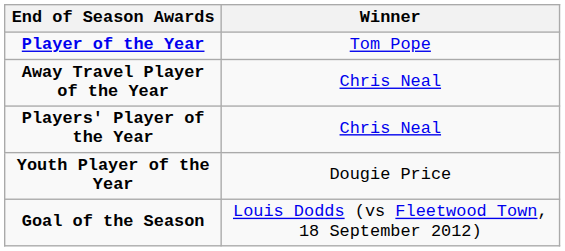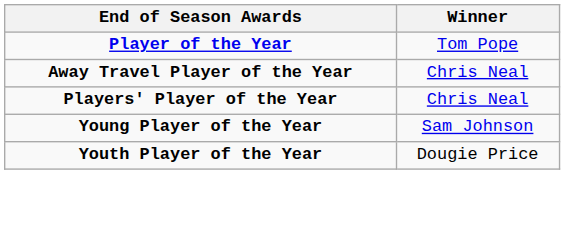+ row: (200, 128)
- row: (113, 222)
